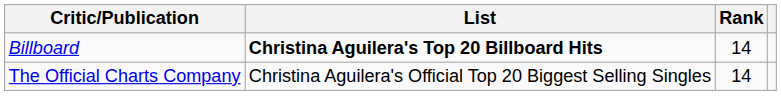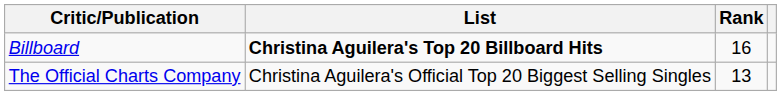(741, 47) 14 -> (741, 47) 16
(741, 76) 14 -> (741, 76) 13
